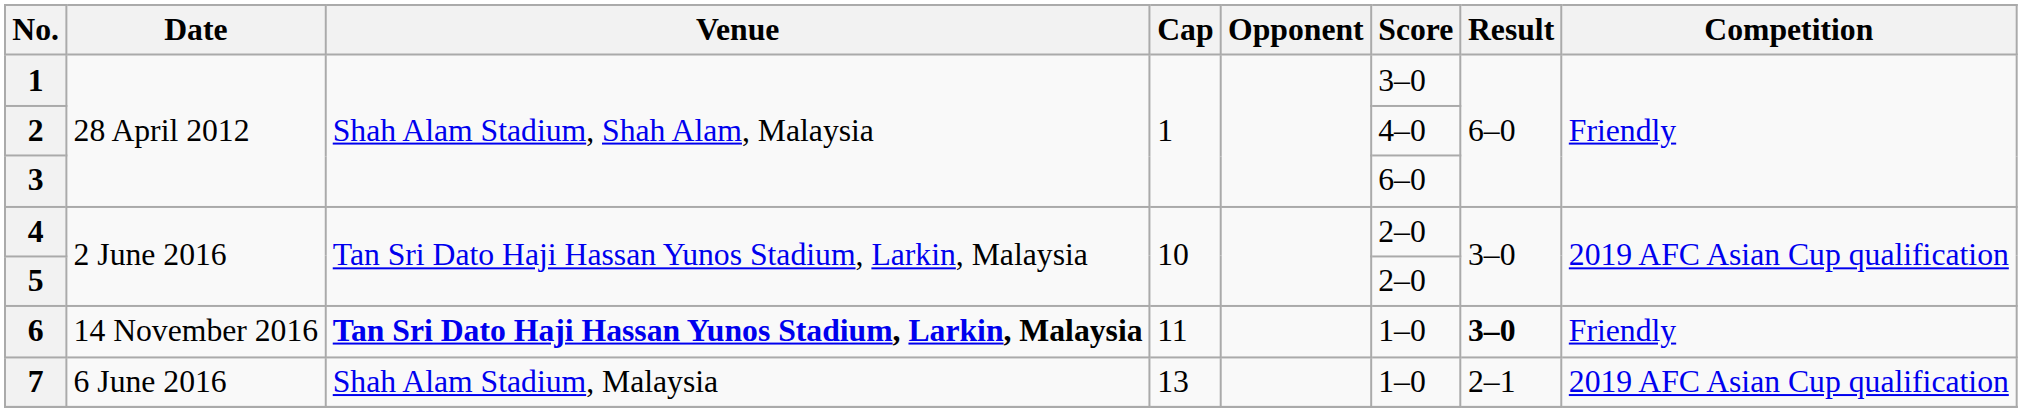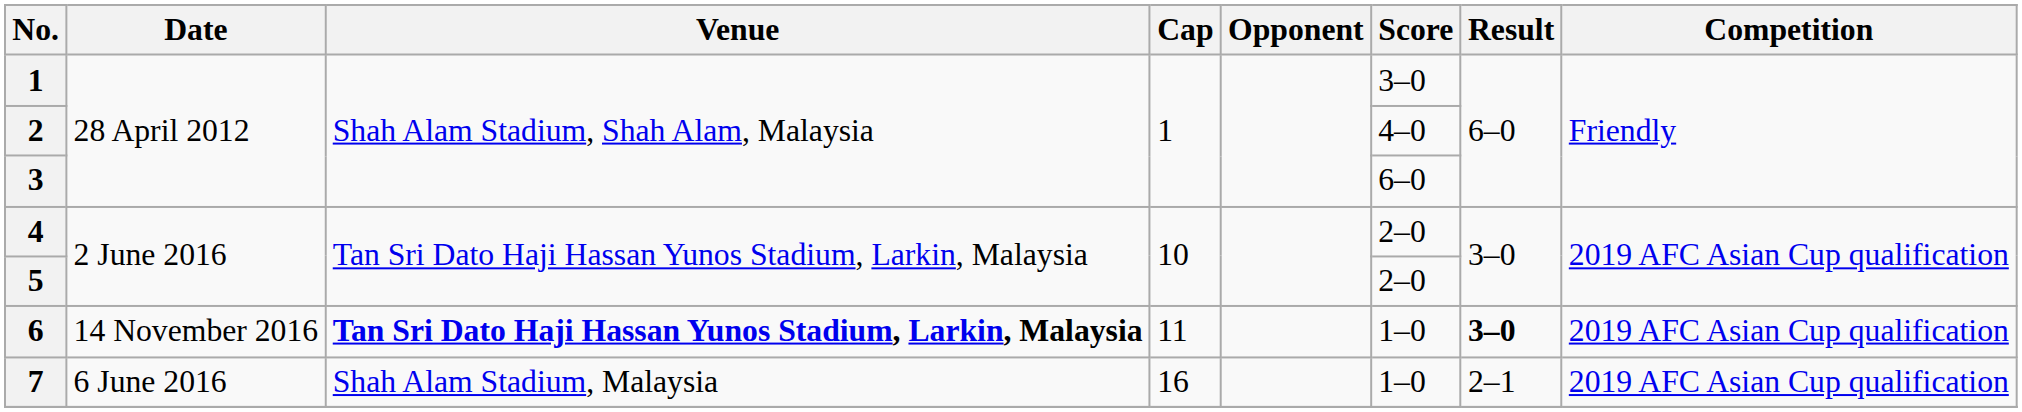(1622, 331) Friendly -> (1789, 331) 2019 AFC Asian Cup qualification
(1173, 381) 13 -> (1173, 381) 16
